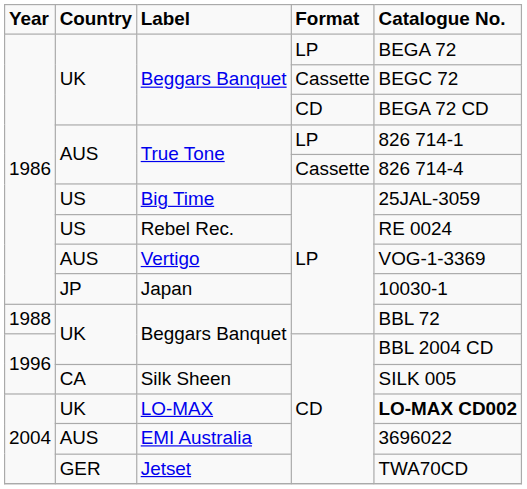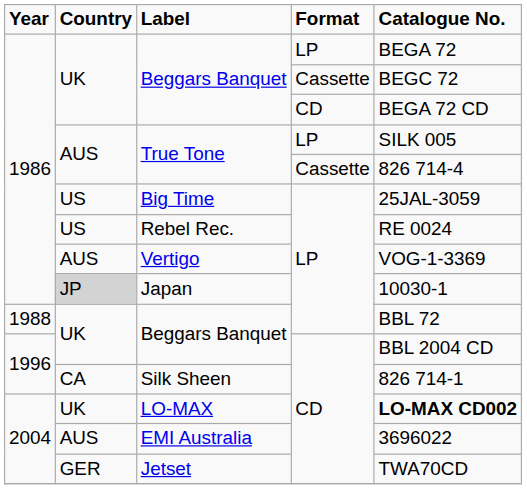(421, 139) 826 714-1 -> (417, 139) SILK 005
(71, 288) no background -> (71, 288) lightgrey background
(417, 378) SILK 005 -> (421, 378) 826 714-1
